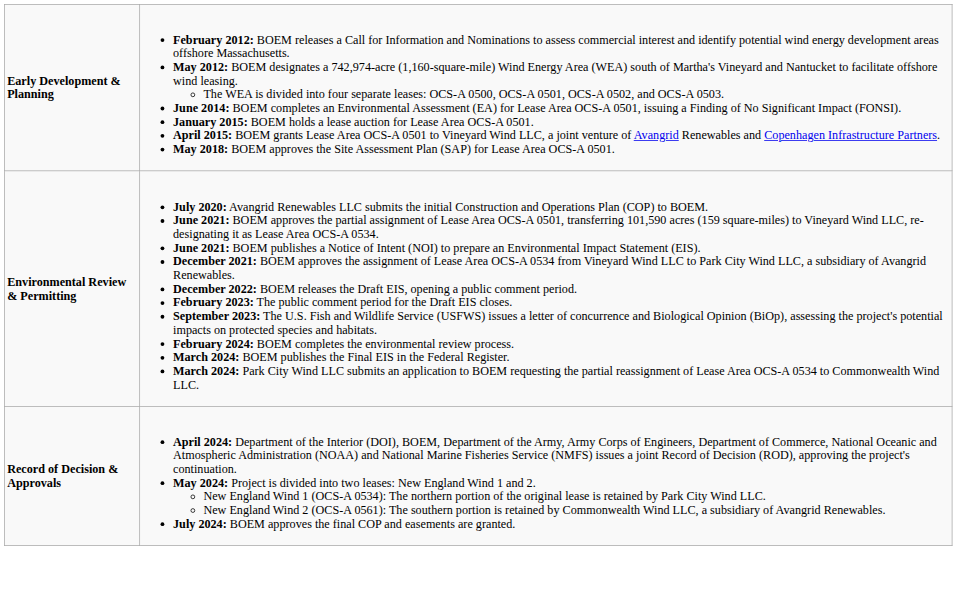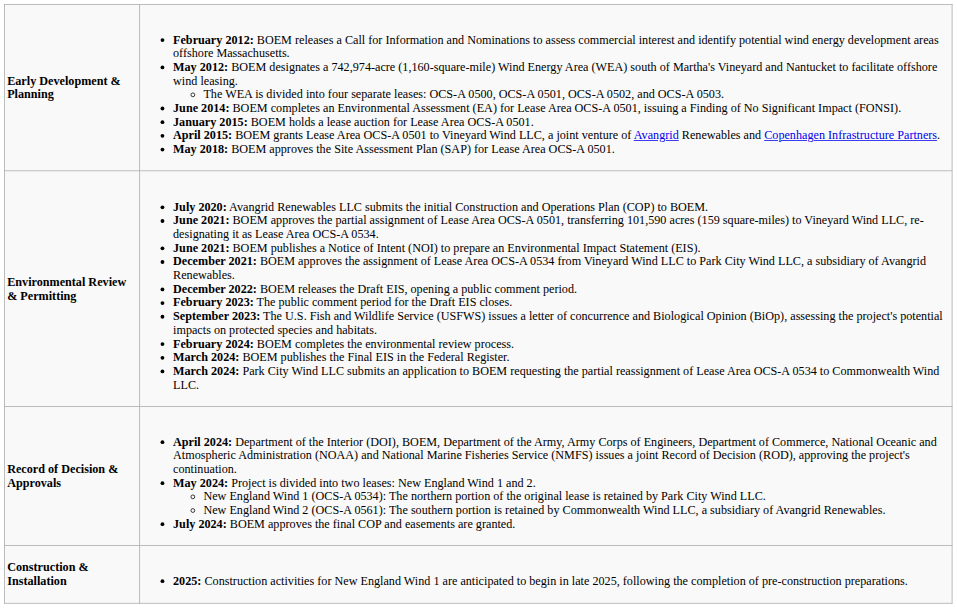+ row: (48, 574)
